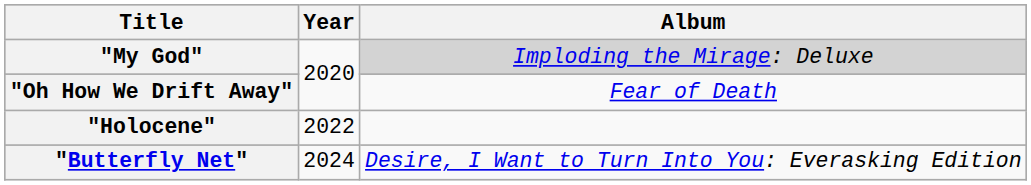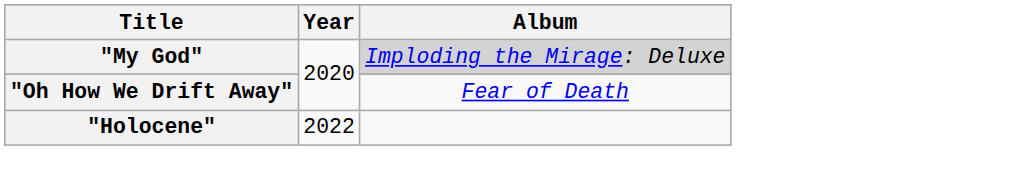- row: (152, 162)
